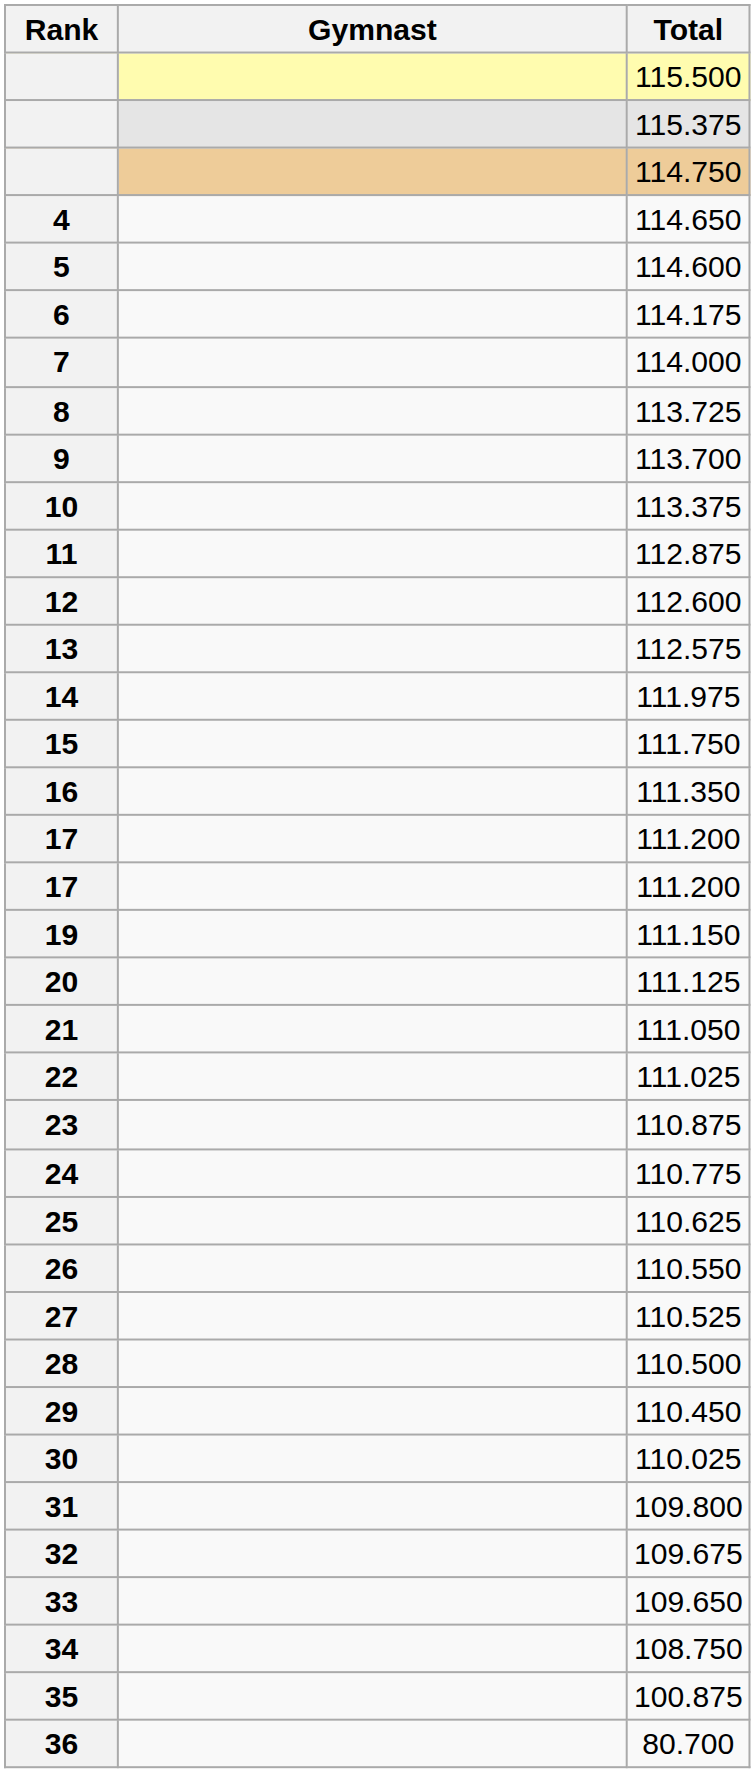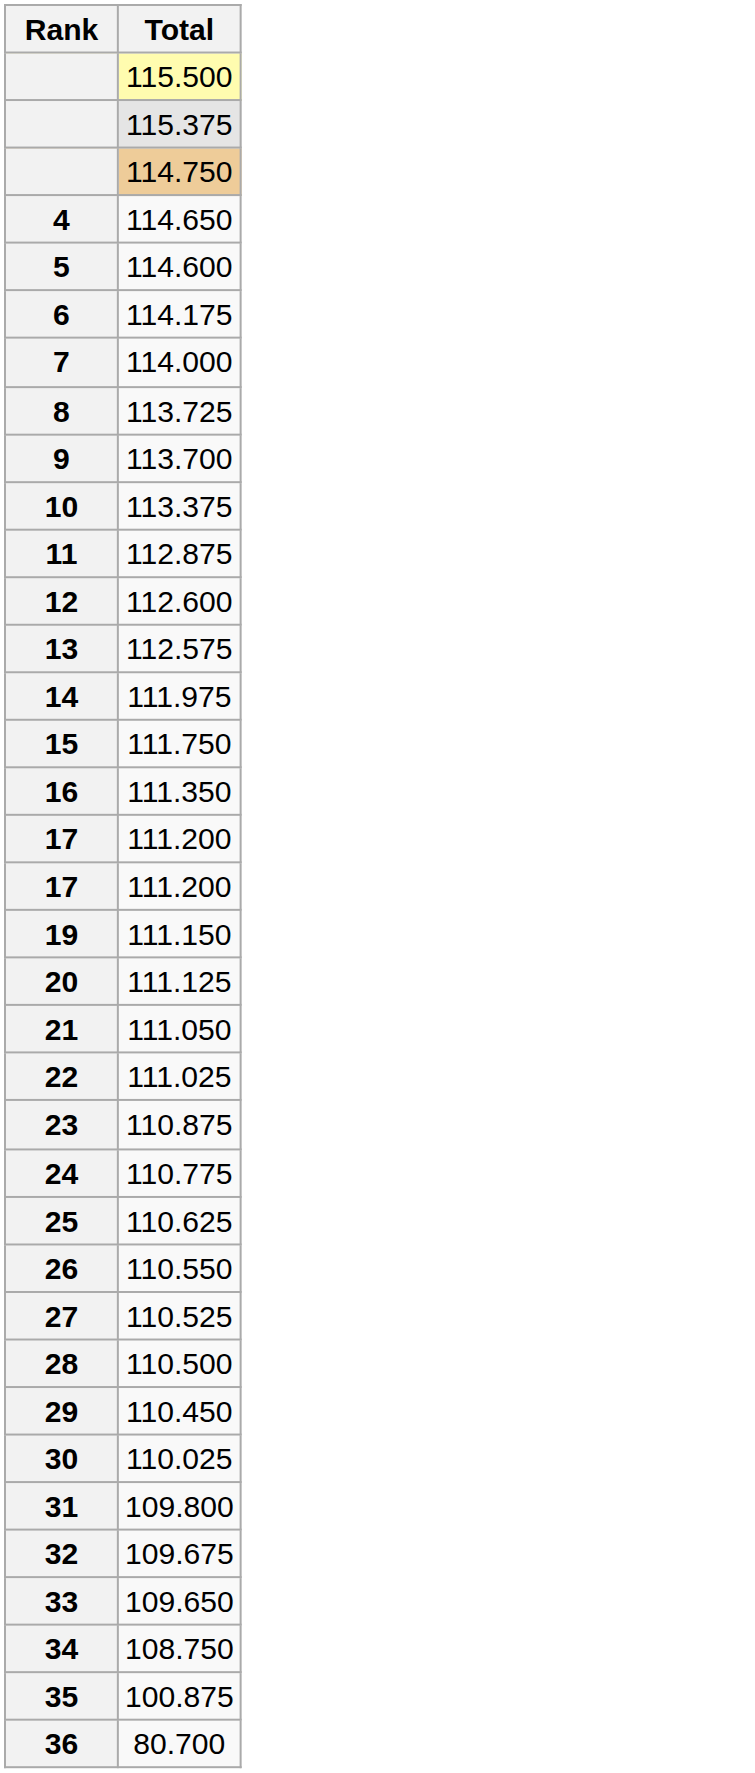- column: (372, 29)
